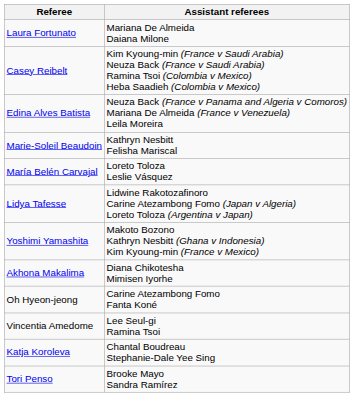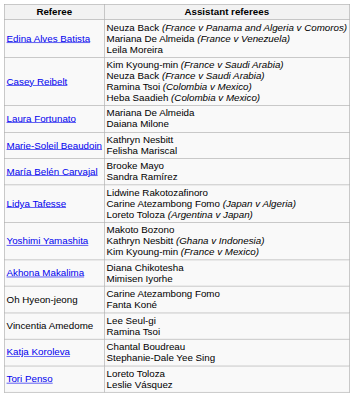rows swapped: (41, 33) <-> (48, 113)
(140, 171) Loreto Toloza Leslie Vásquez -> (142, 171) Brooke Mayo Sandra Ramírez
(142, 379) Brooke Mayo Sandra Ramírez -> (140, 379) Loreto Toloza Leslie Vásquez
